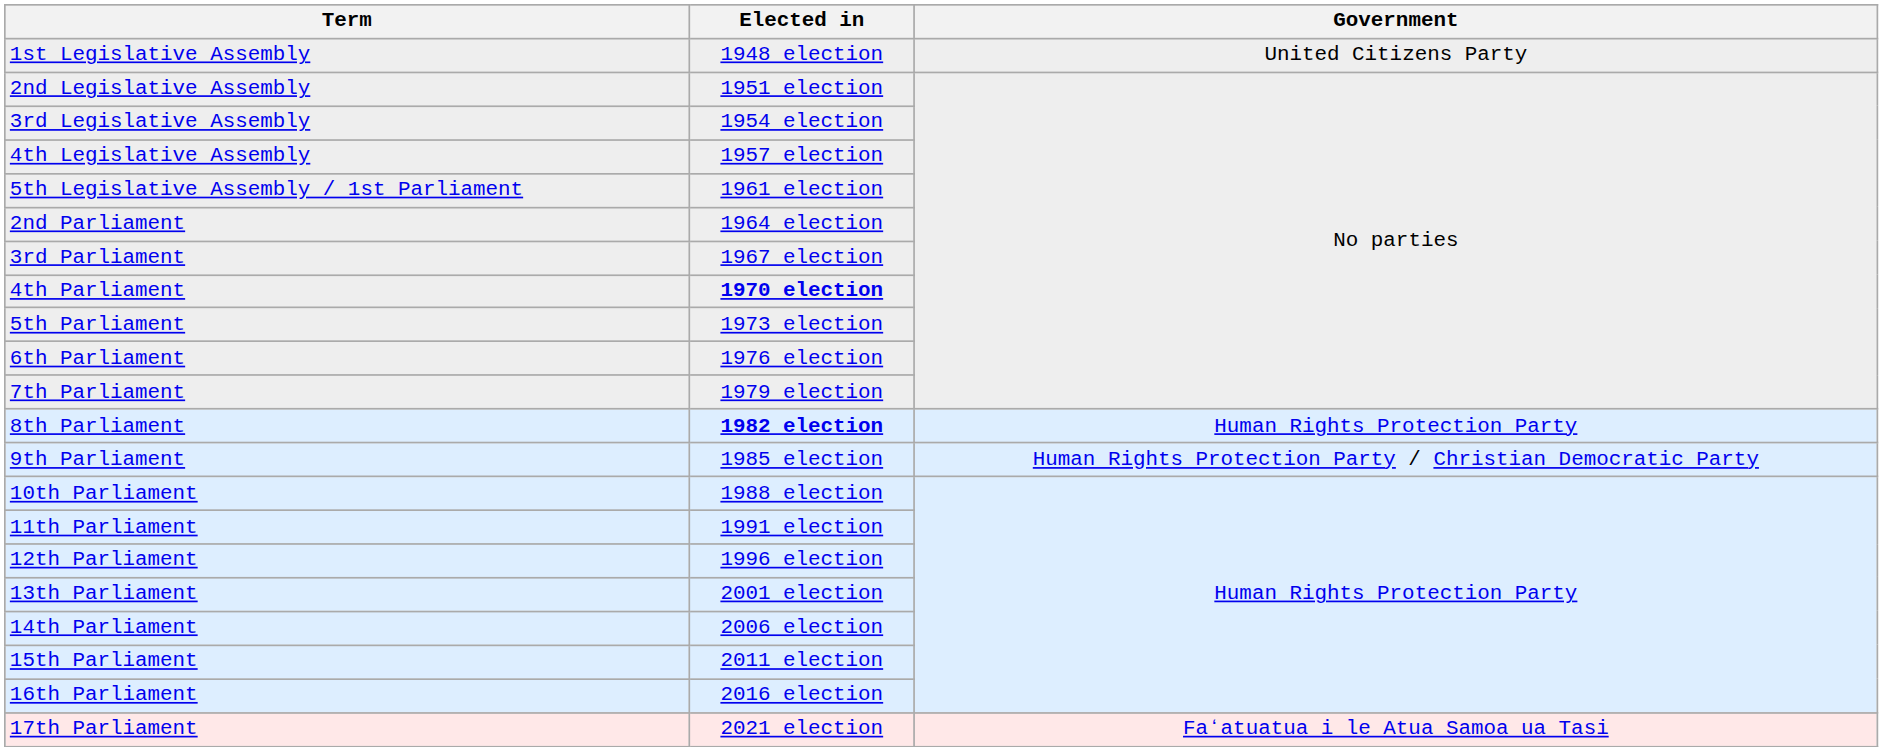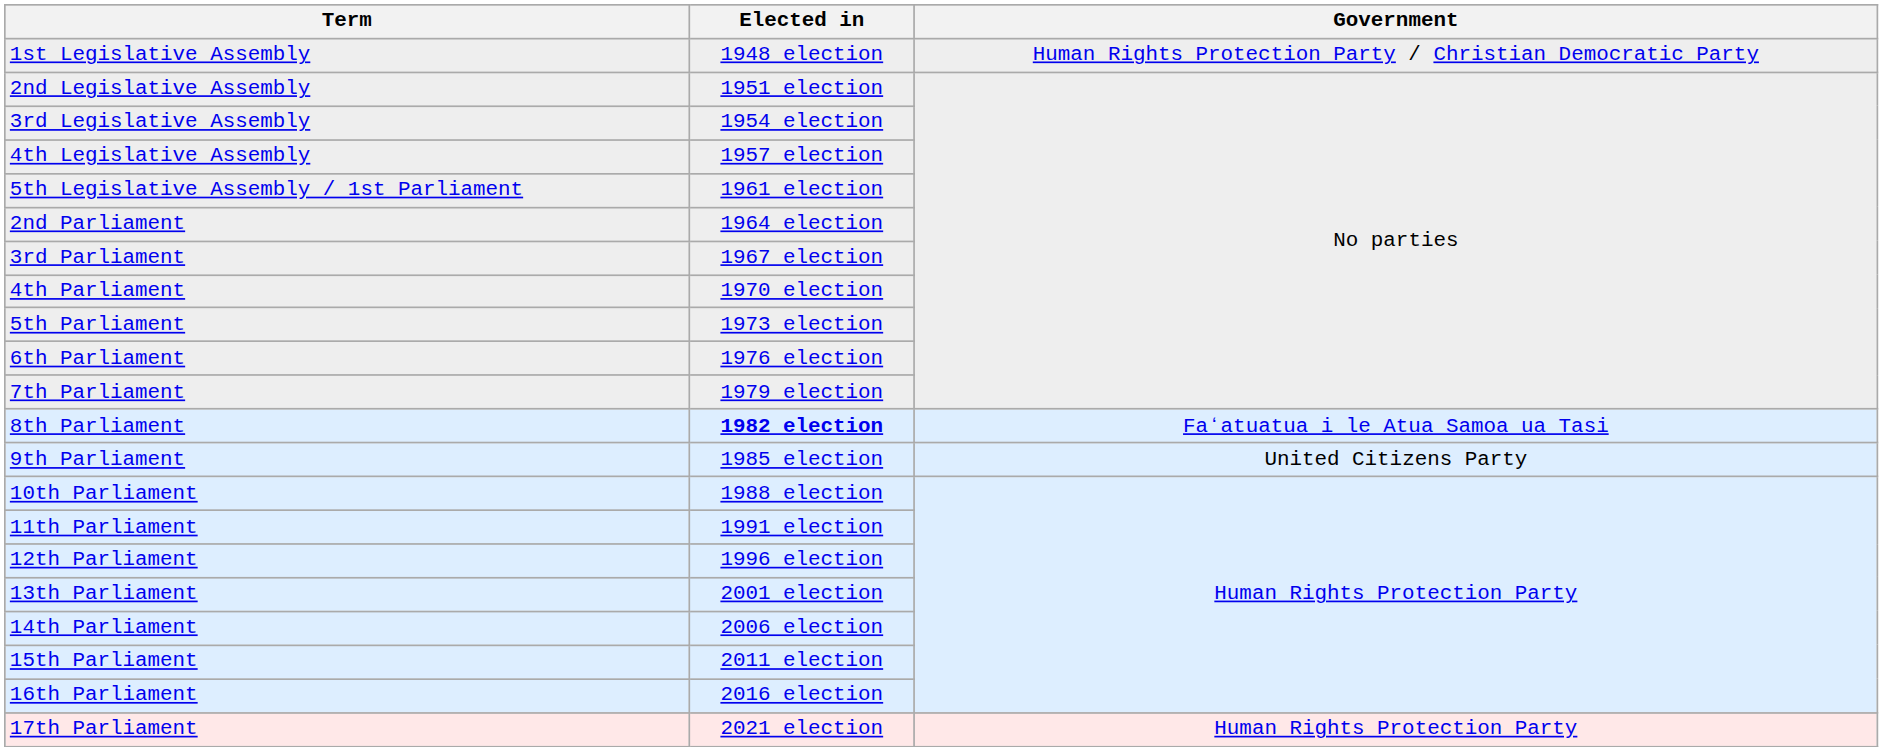(1396, 56) United Citizens Party -> (1396, 56) Human Rights Protection Party / Christian Democratic Party
(802, 292) bold -> (802, 292) normal
(1396, 426) Human Rights Protection Party -> (1396, 426) Faʻatuatua i le Atua Samoa ua Tasi
(1396, 460) Human Rights Protection Party / Christian Democratic Party -> (1396, 460) United Citizens Party
(1396, 730) Faʻatuatua i le Atua Samoa ua Tasi -> (1396, 730) Human Rights Protection Party
